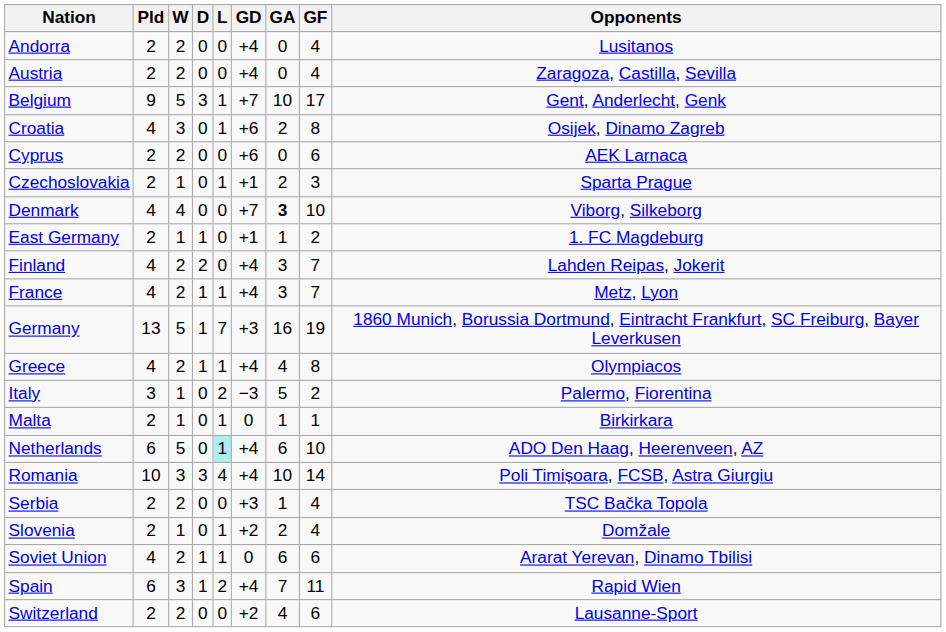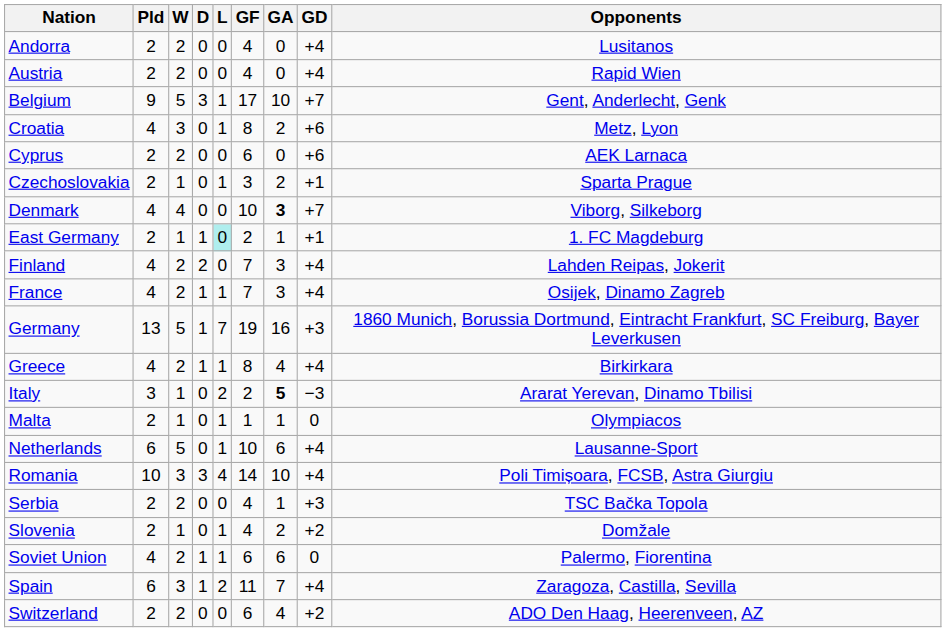columns swapped: (315, 18) <-> (249, 18)
(636, 73) Zaragoza, Castilla, Sevilla -> (636, 73) Rapid Wien
(636, 127) Osijek, Dinamo Zagreb -> (636, 127) Metz, Lyon
(222, 237) no background -> (222, 237) paleturquoise background
(636, 292) Metz, Lyon -> (636, 292) Osijek, Dinamo Zagreb
(636, 366) Olympiacos -> (636, 366) Birkirkara
(282, 393) normal -> (281, 393) bold
(636, 393) Palermo, Fiorentina -> (636, 393) Ararat Yerevan, Dinamo Tbilisi
(636, 421) Birkirkara -> (636, 421) Olympiacos
(222, 448) paleturquoise background -> (222, 448) no background
(636, 448) ADO Den Haag, Heerenveen, AZ -> (636, 448) Lausanne-Sport
(636, 558) Ararat Yerevan, Dinamo Tbilisi -> (636, 558) Palermo, Fiorentina
(636, 585) Rapid Wien -> (636, 585) Zaragoza, Castilla, Sevilla
(636, 613) Lausanne-Sport -> (636, 613) ADO Den Haag, Heerenveen, AZ
